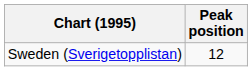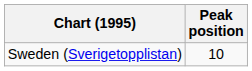(216, 54) 12 -> (216, 54) 10
